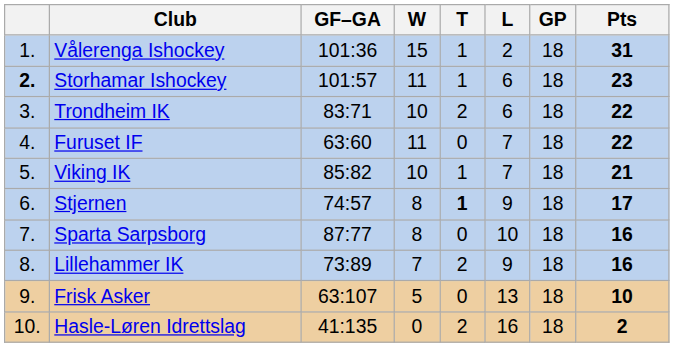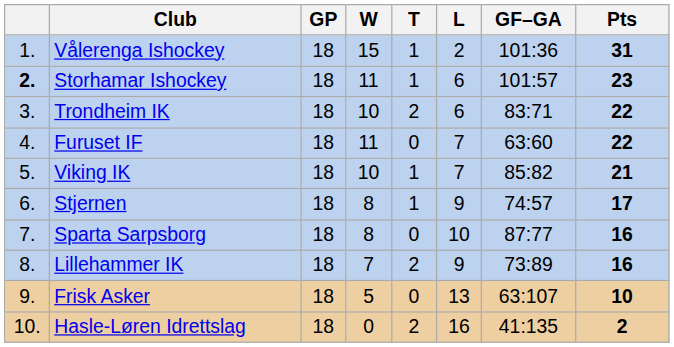columns swapped: (553, 19) <-> (348, 19)
(462, 204) bold -> (414, 204) normal
